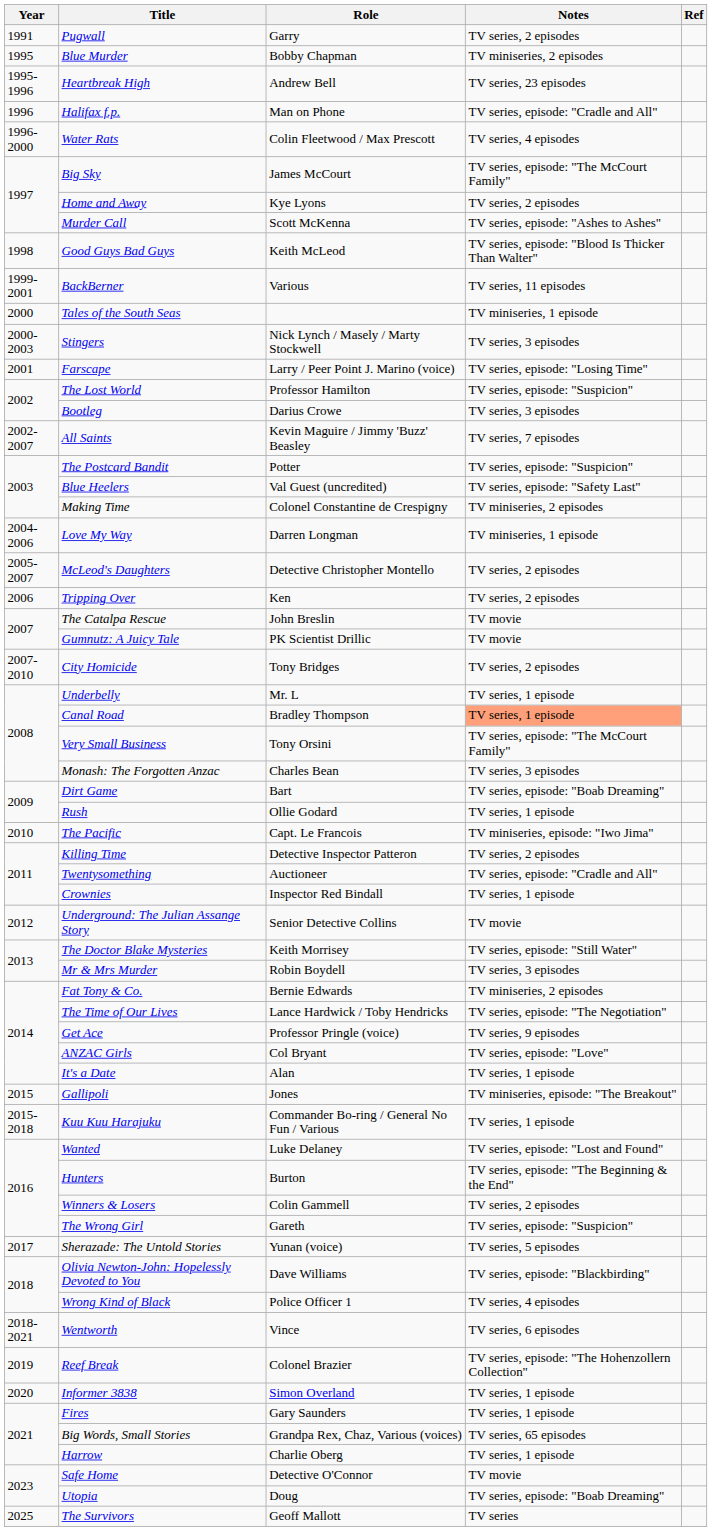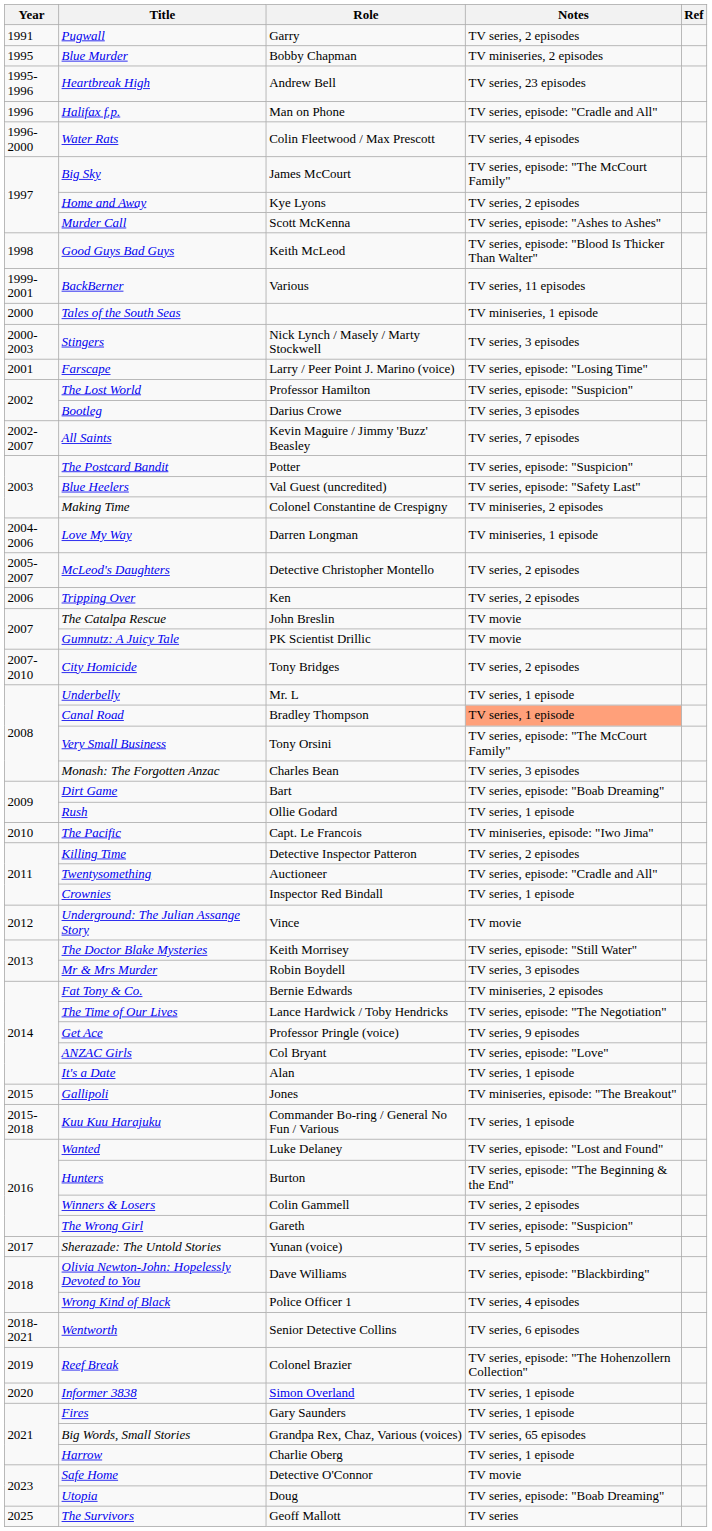(333, 922) Senior Detective Collins -> (284, 922) Vince
(284, 1330) Vince -> (333, 1330) Senior Detective Collins
